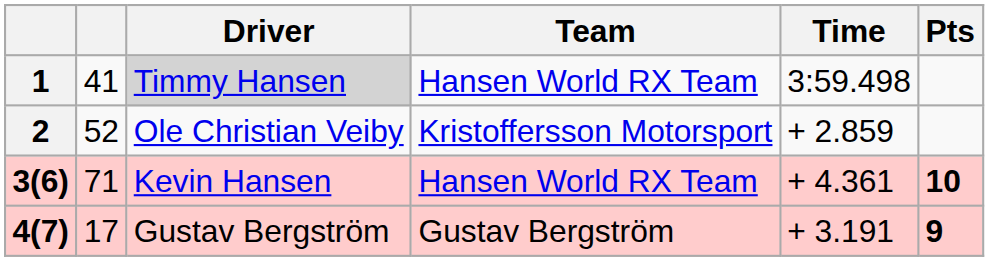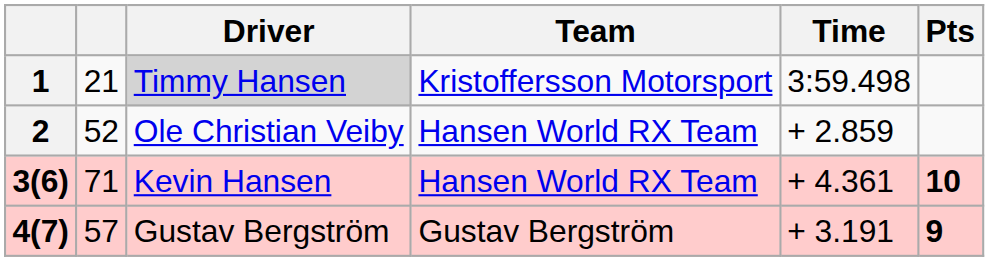(101, 81) 41 -> (101, 81) 21
(588, 81) Hansen World RX Team -> (595, 81) Kristoffersson Motorsport
(595, 131) Kristoffersson Motorsport -> (588, 131) Hansen World RX Team
(101, 232) 17 -> (101, 232) 57
